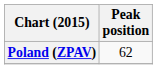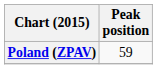(126, 52) 62 -> (126, 52) 59
